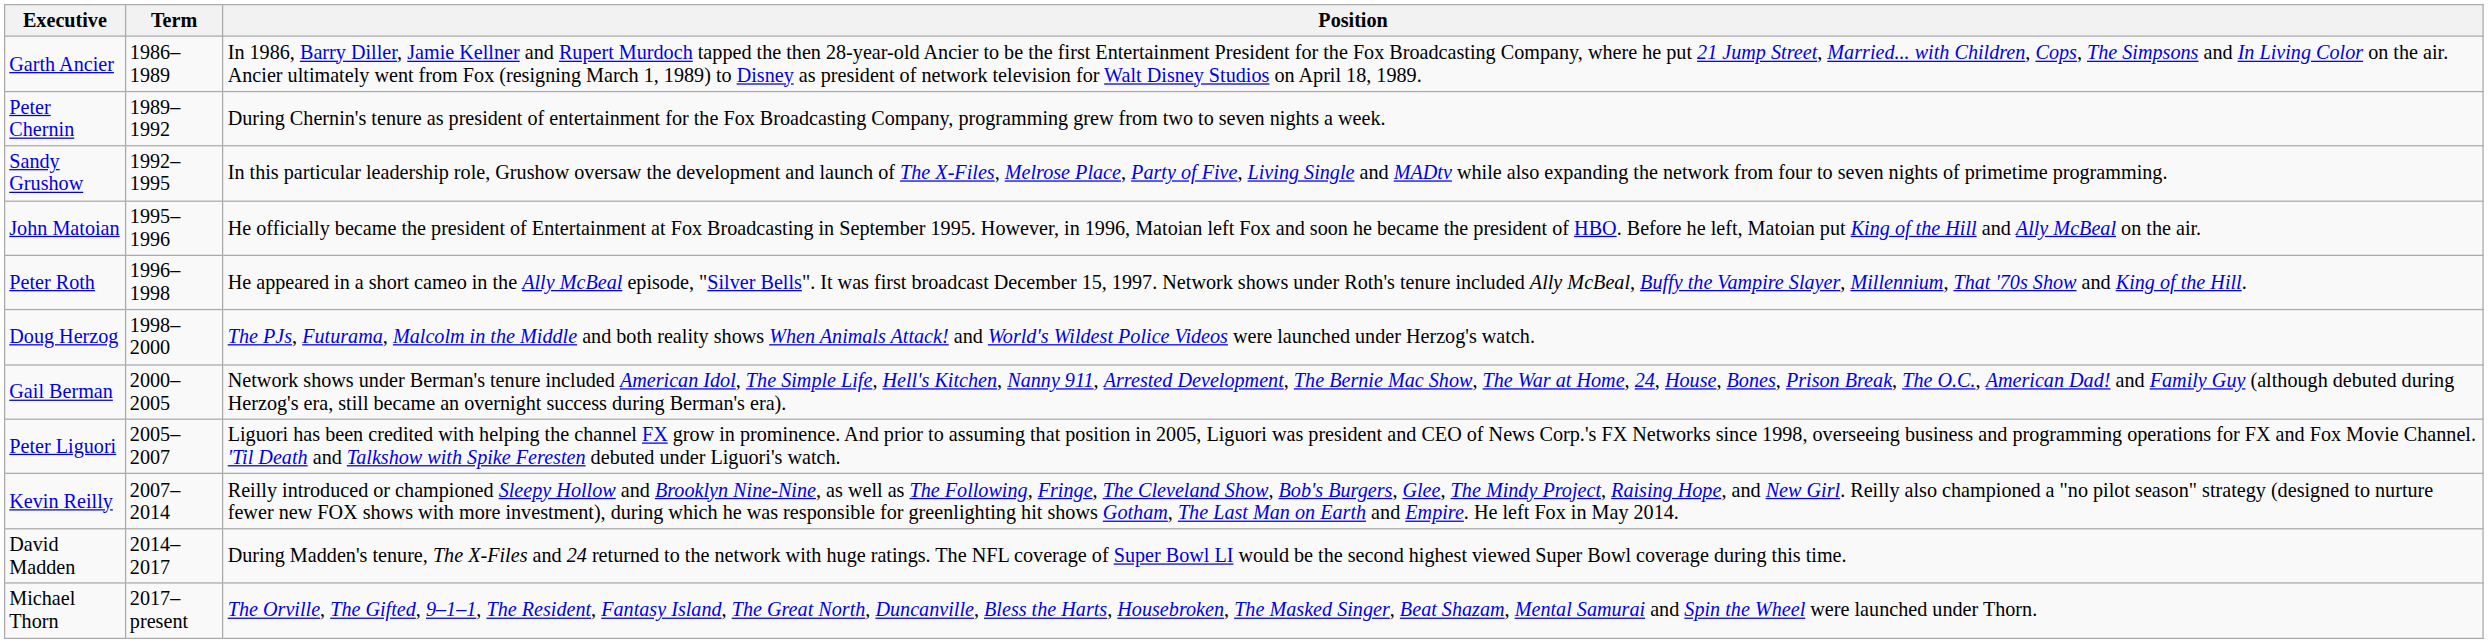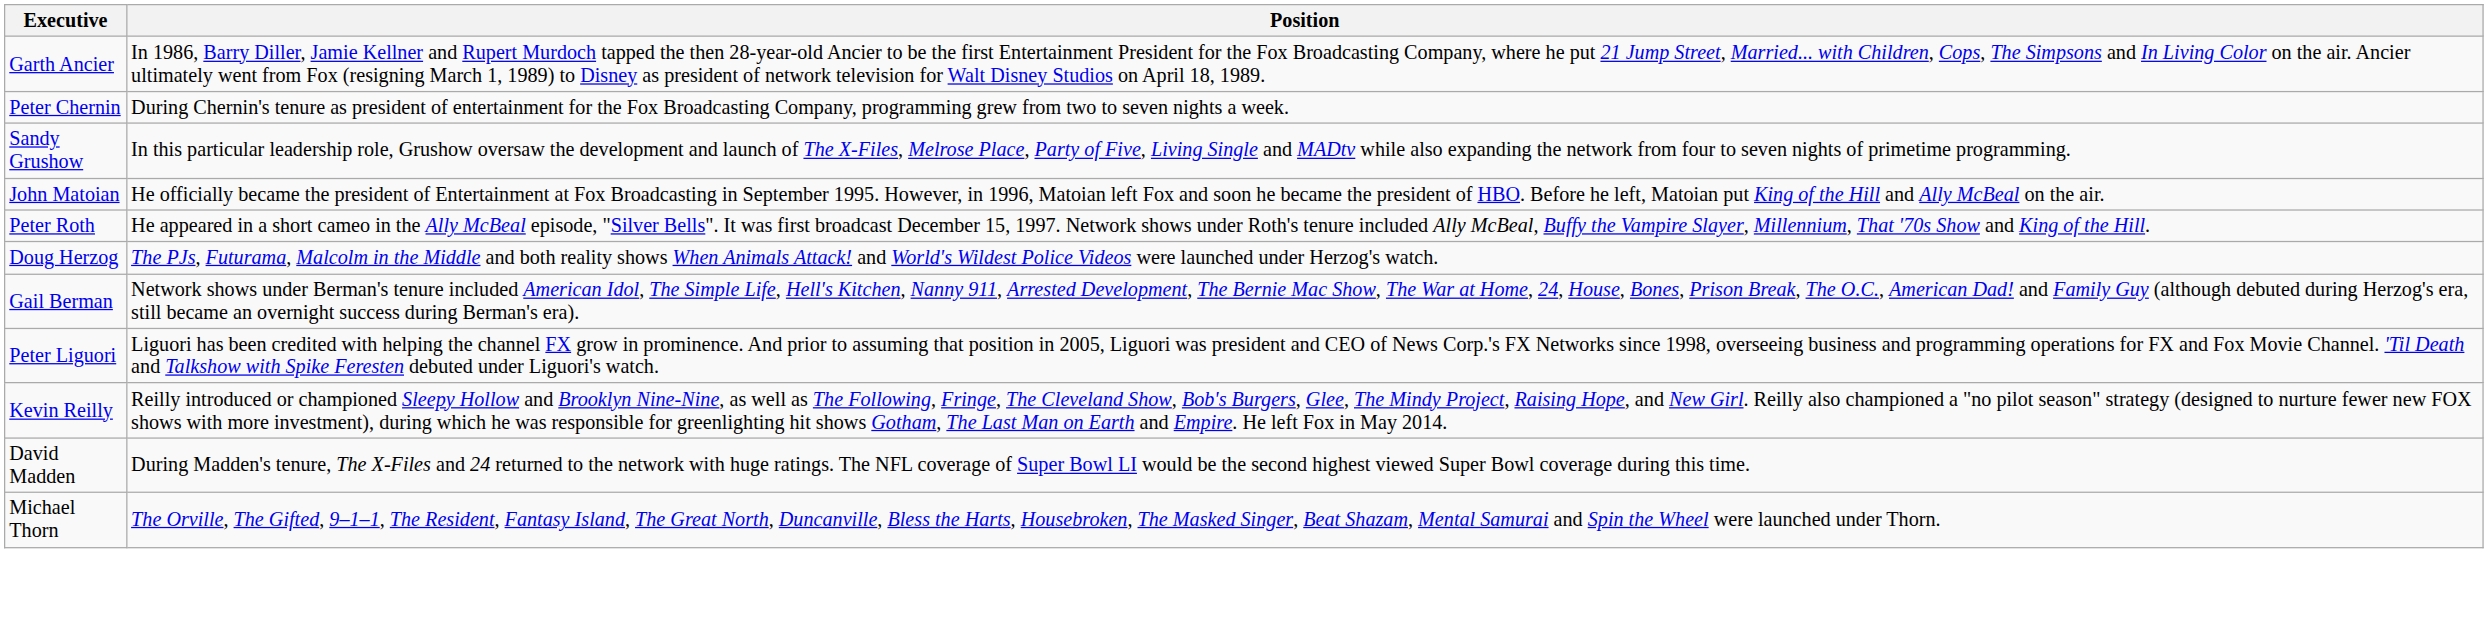- column: (174, 20)
